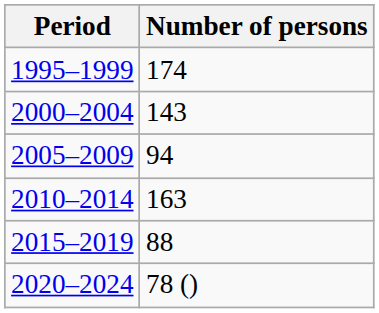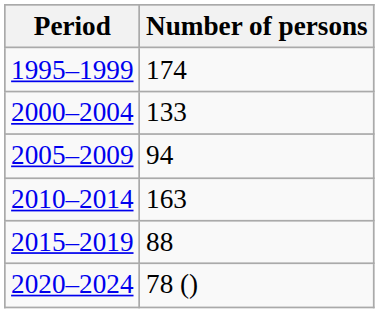(166, 112) 143 -> (166, 112) 133
